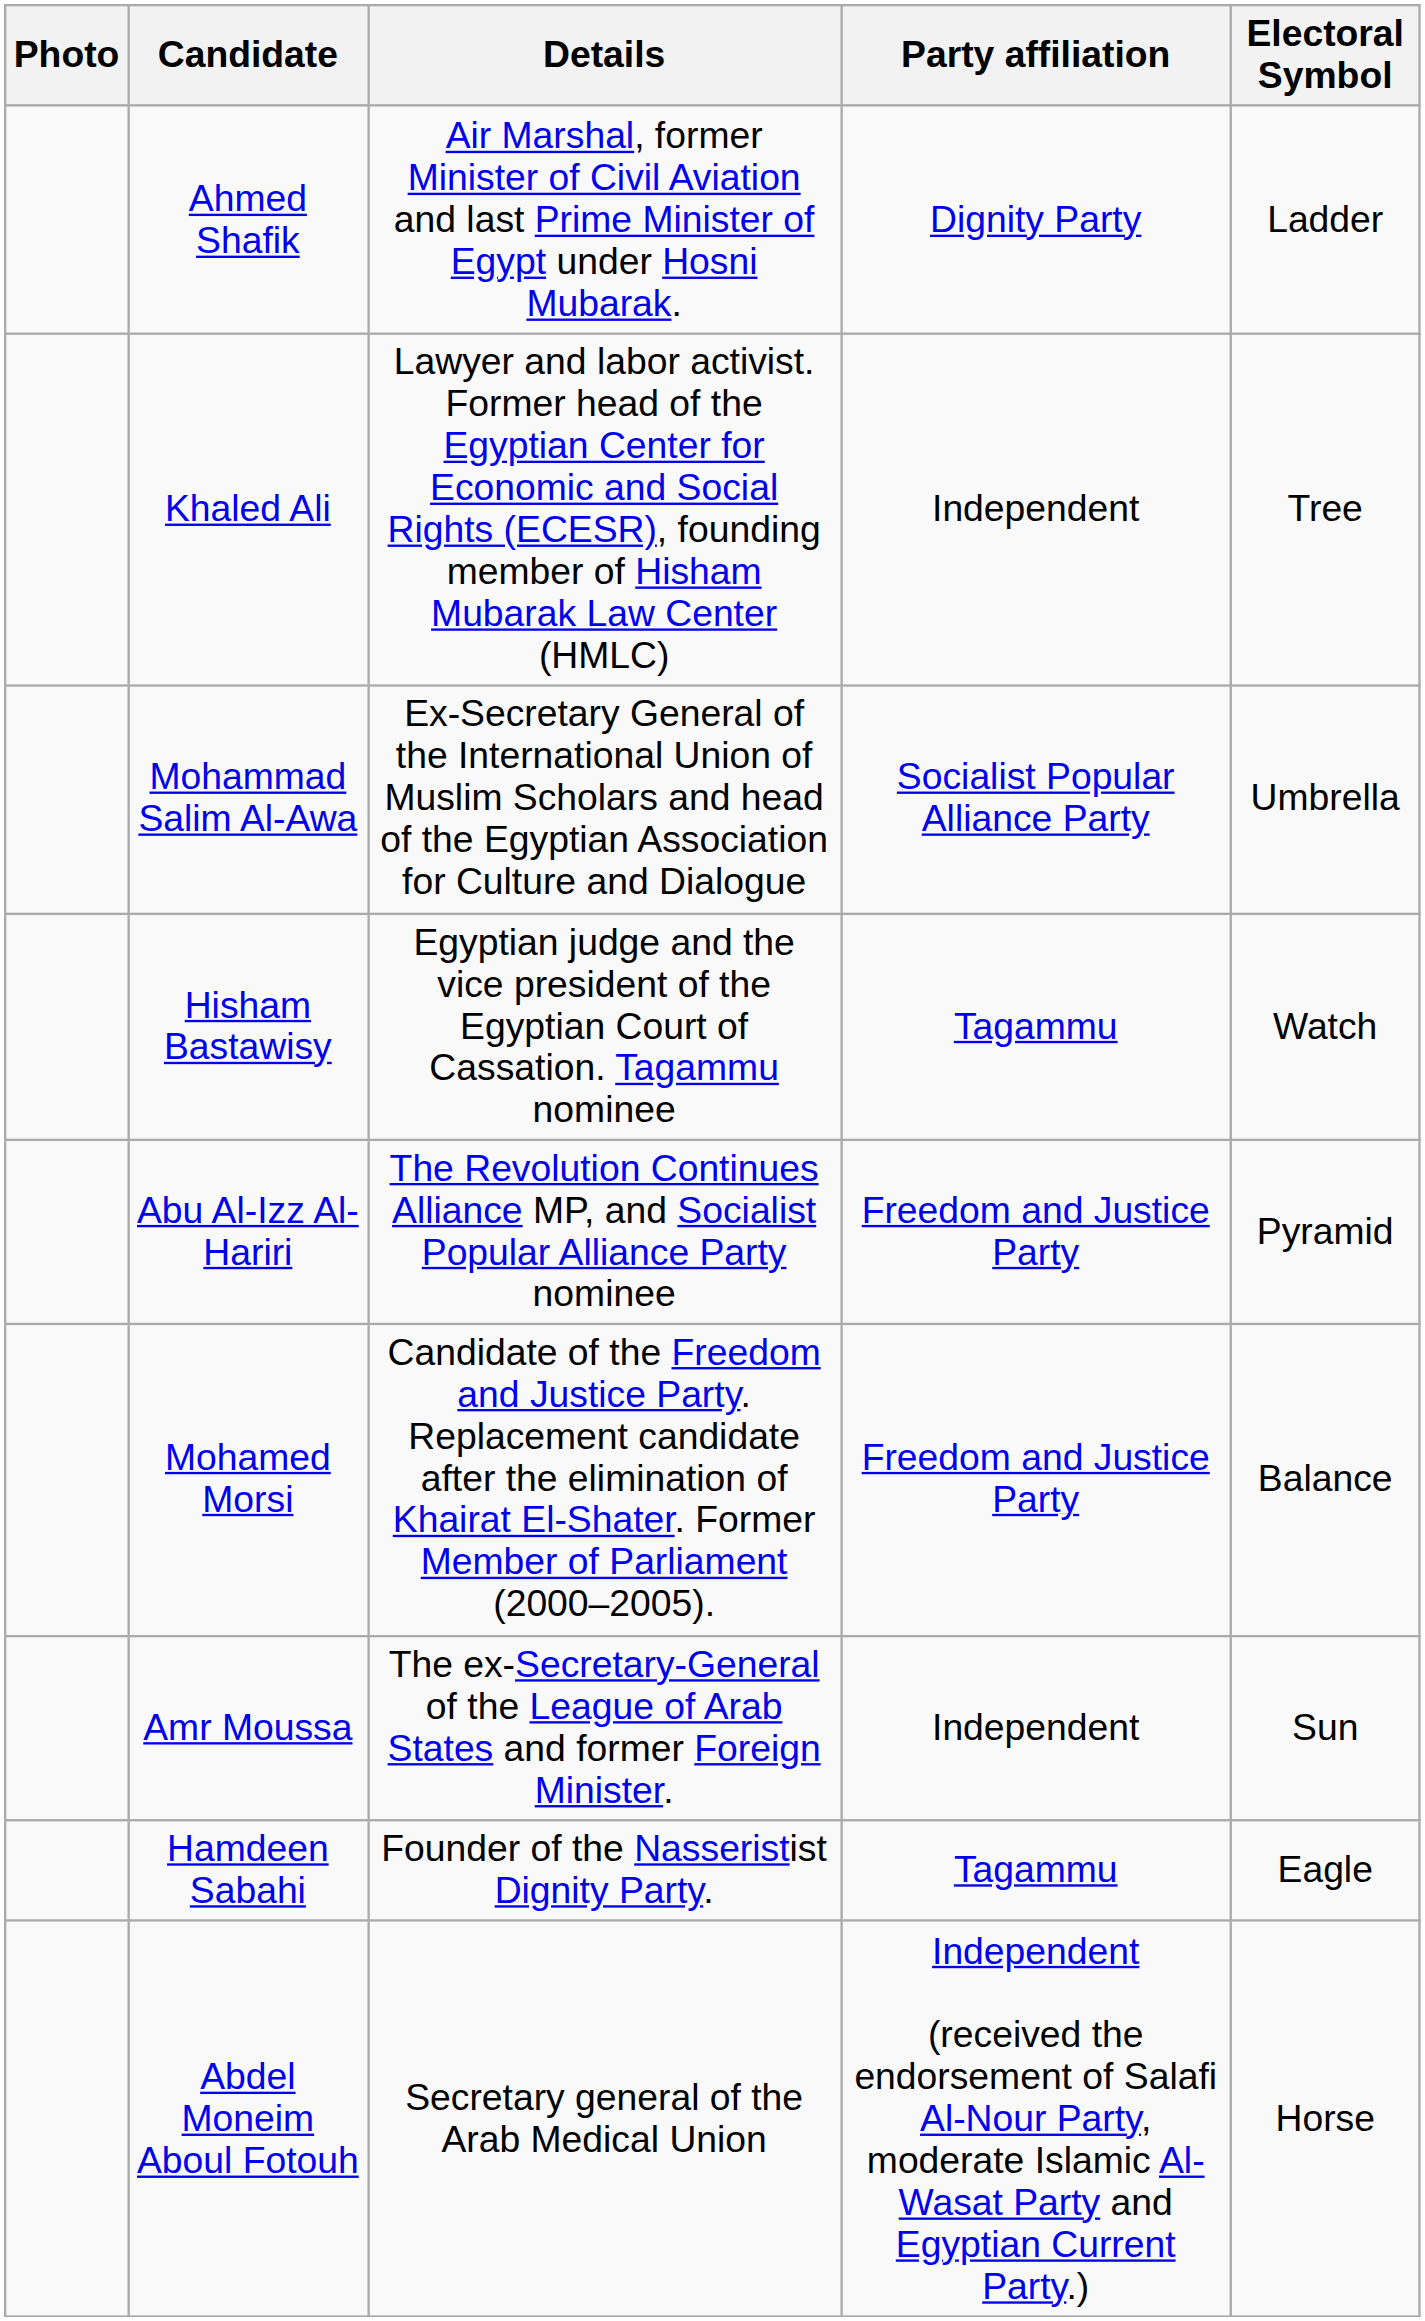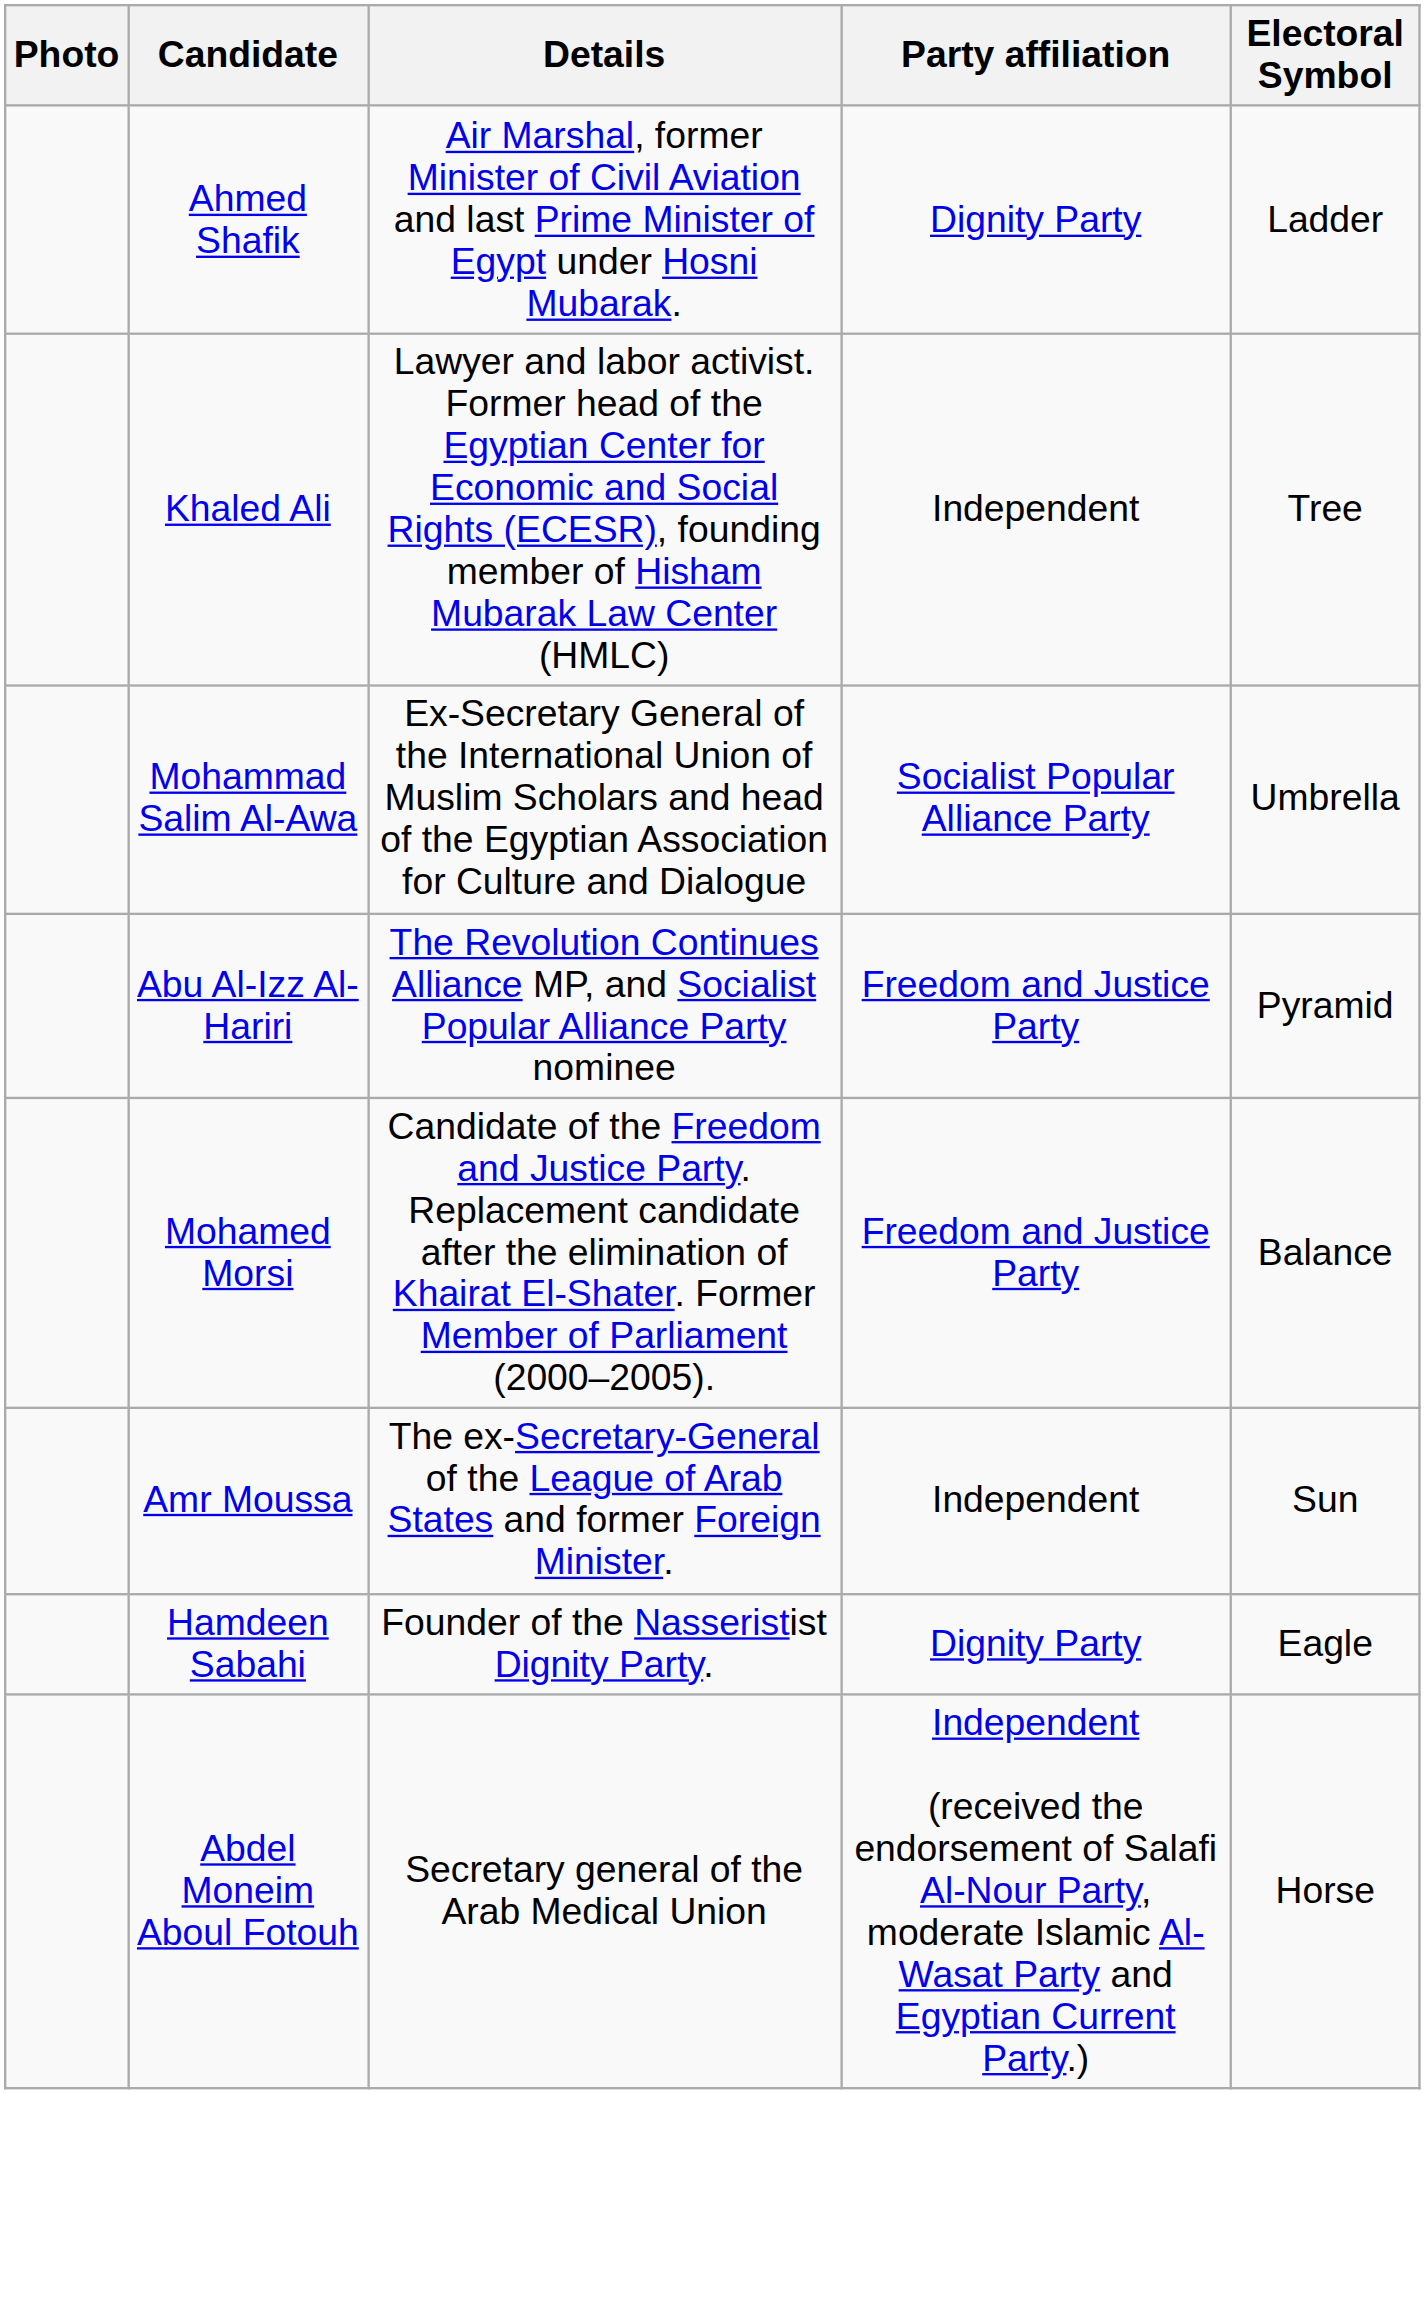- row: (248, 1026)
(1036, 1871) Tagammu -> (1036, 1644) Dignity Party
